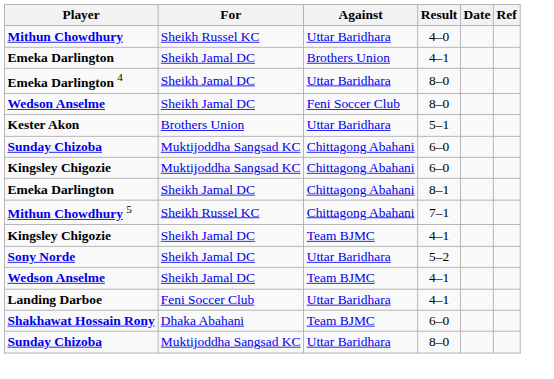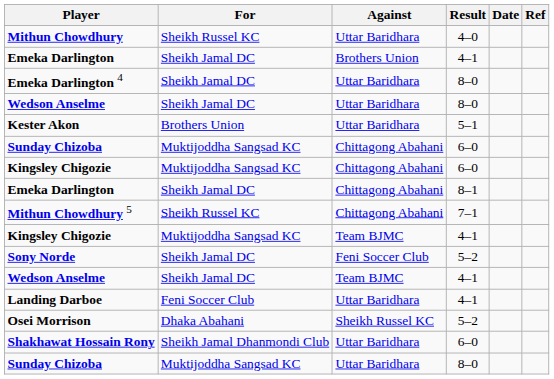(353, 104) Feni Soccer Club -> (377, 104) Uttar Baridhara
(208, 235) Sheikh Jamal DC -> (231, 235) Muktijoddha Sangsad KC
(349, 256) Uttar Baridhara -> (382, 256) Feni Soccer Club
+ row: (49, 320)
(202, 320) Dhaka Abahani -> (245, 342) Sheikh Jamal Dhanmondi Club
(341, 320) Team BJMC -> (377, 342) Uttar Baridhara
